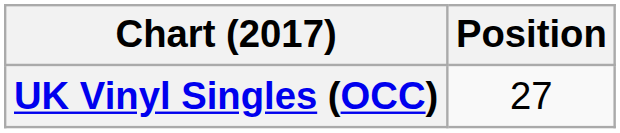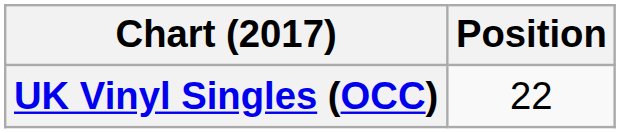(531, 95) 27 -> (531, 95) 22
